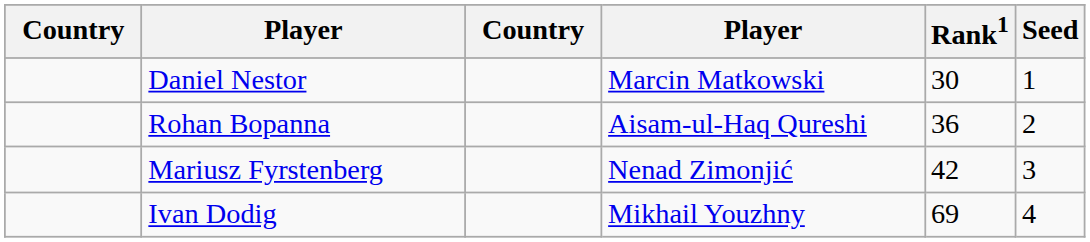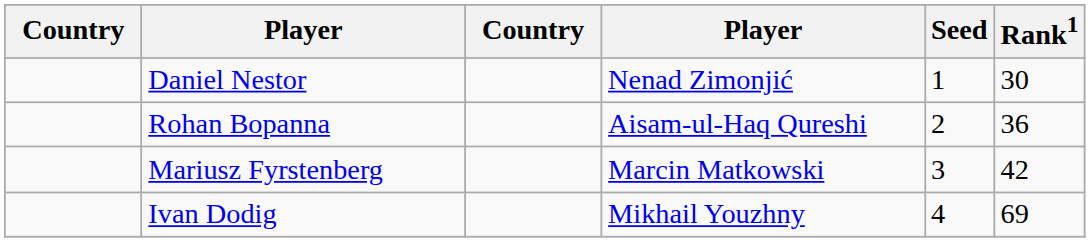columns swapped: (970, 30) <-> (1050, 30)
(716, 79) Marcin Matkowski -> (701, 79) Nenad Zimonjić
(701, 169) Nenad Zimonjić -> (716, 169) Marcin Matkowski
